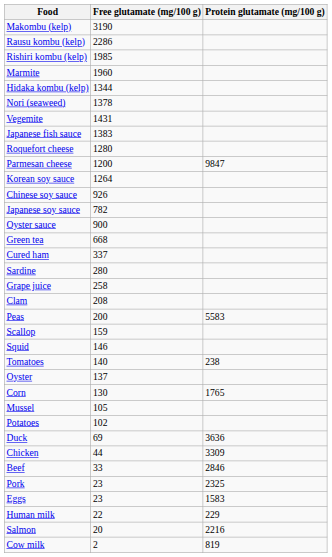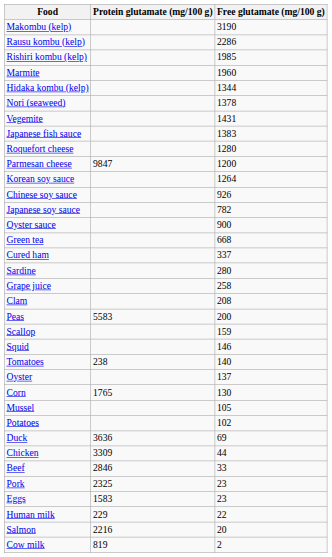columns swapped: (147, 12) <-> (265, 12)
